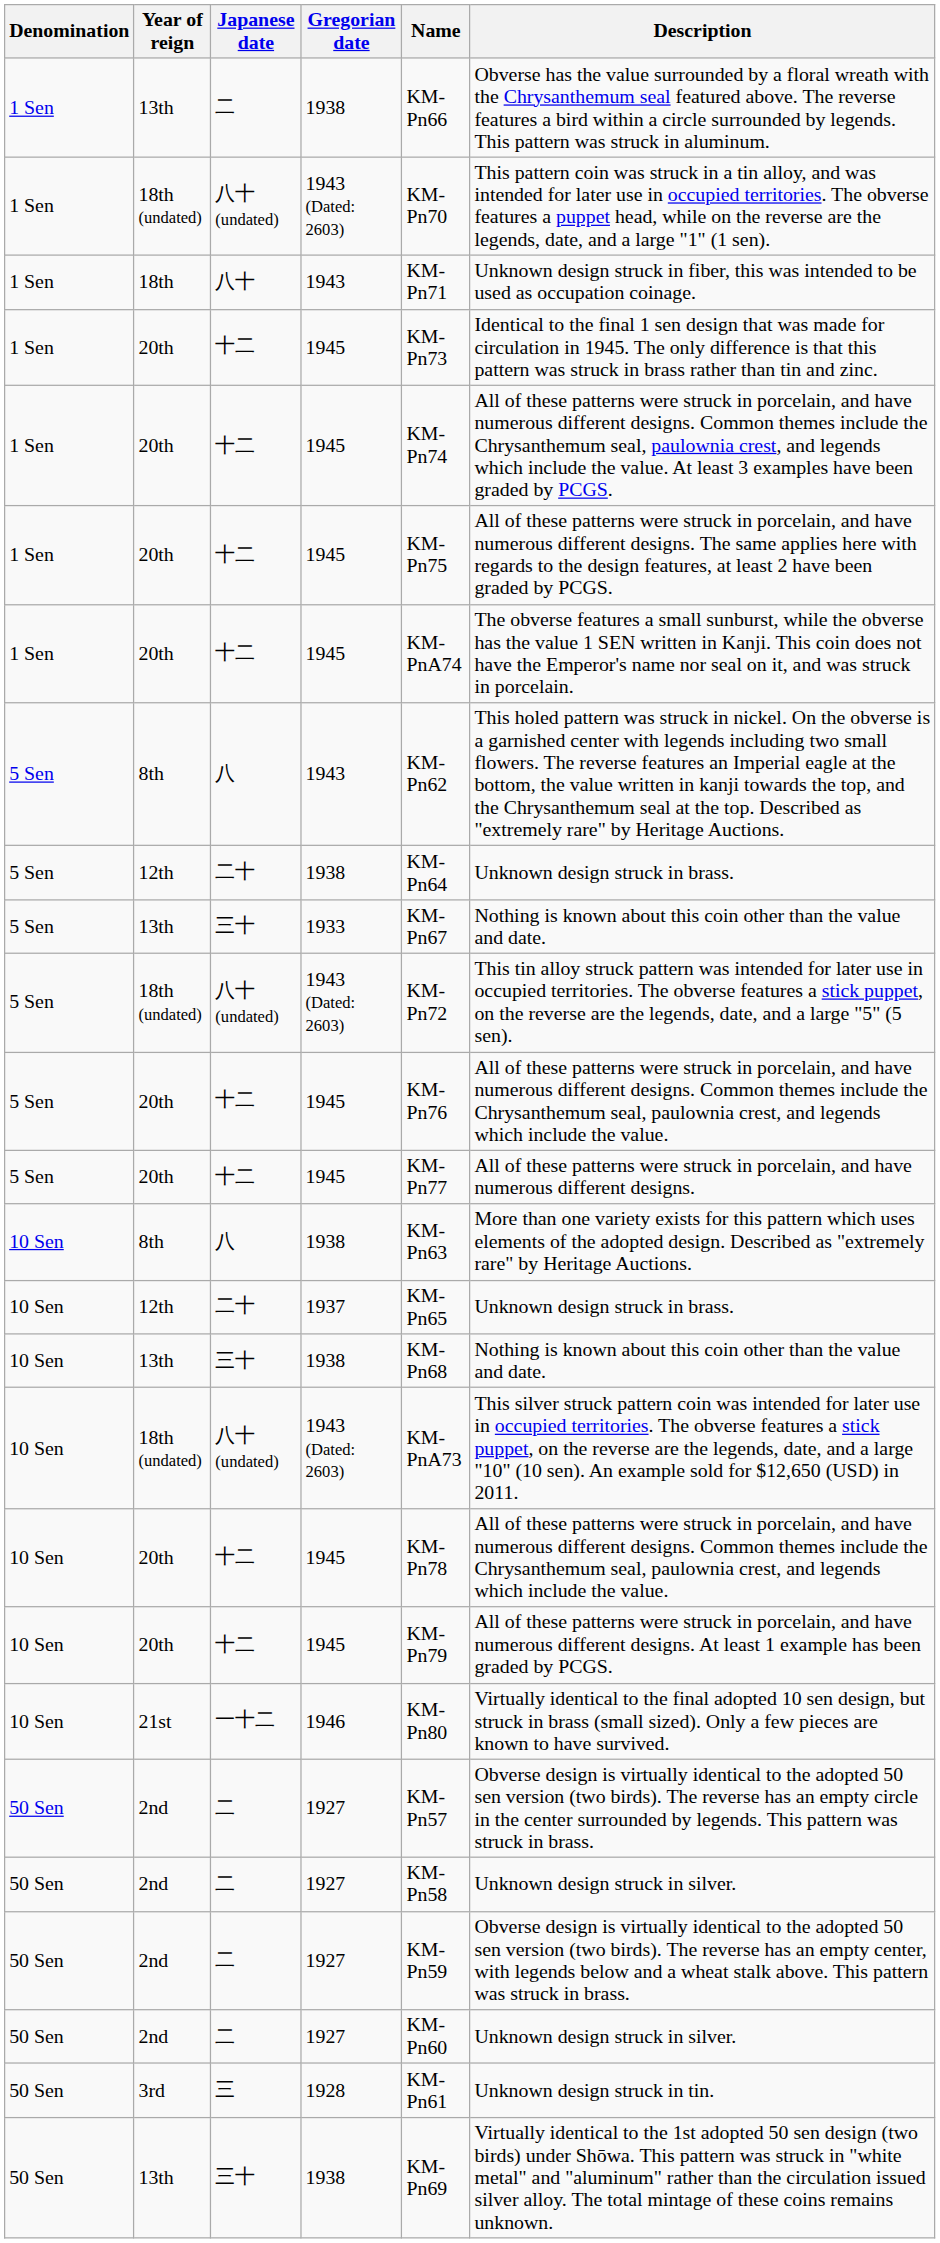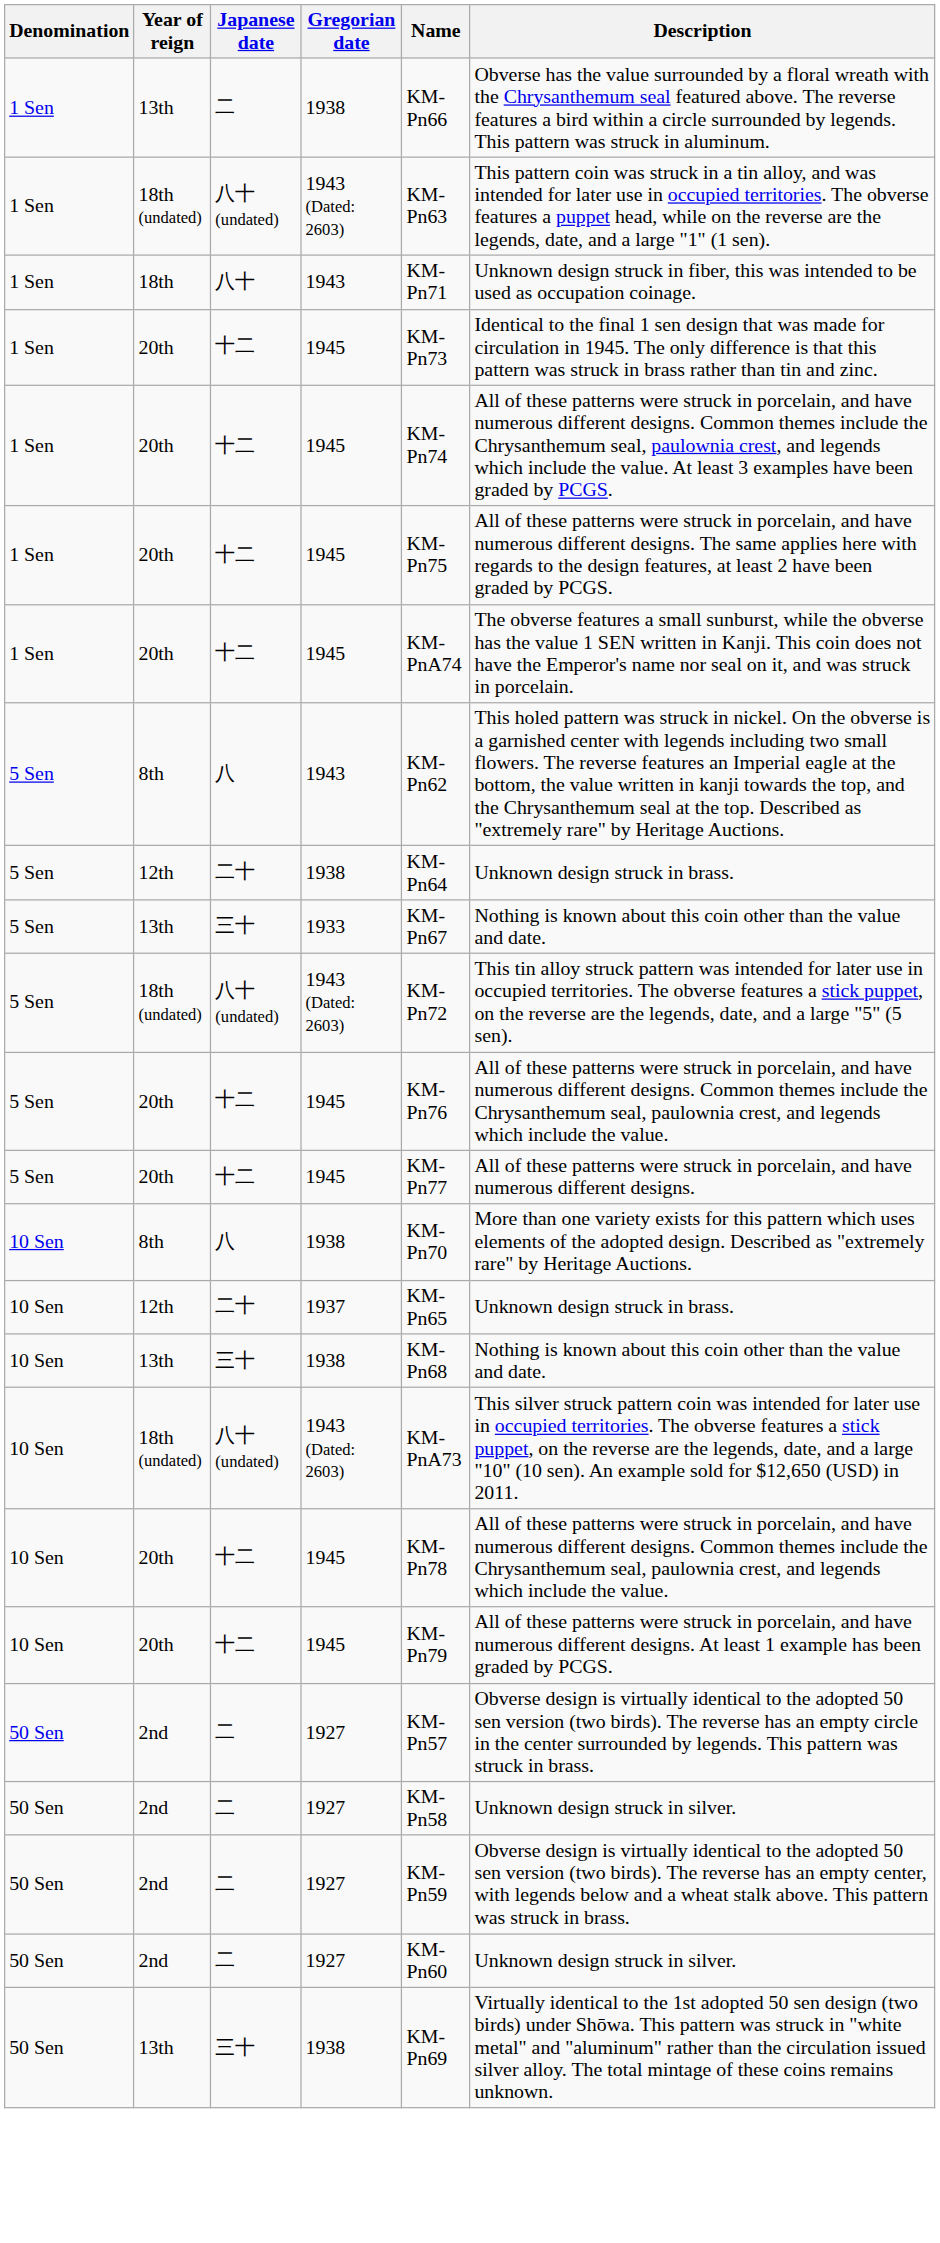(427, 205) KM-Pn70 -> (427, 205) KM-Pn63
(427, 1241) KM-Pn63 -> (427, 1241) KM-Pn70
- row: (36, 1720)
- row: (36, 2090)
